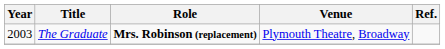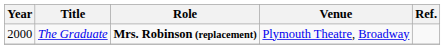(20, 34) 2003 -> (20, 34) 2000
